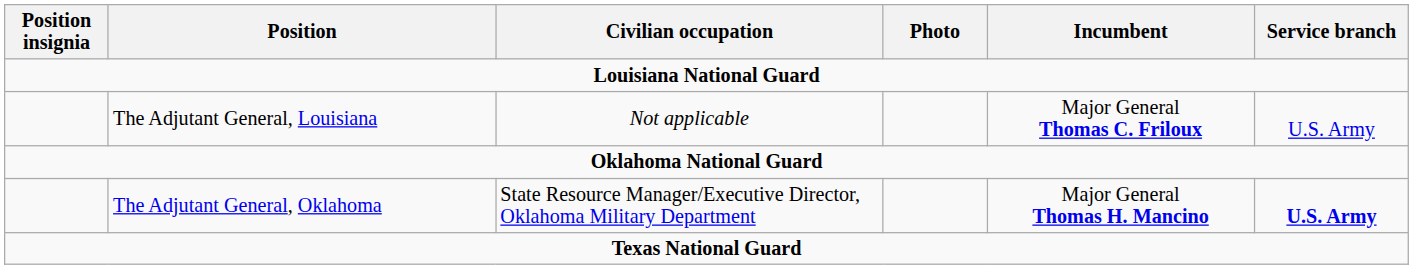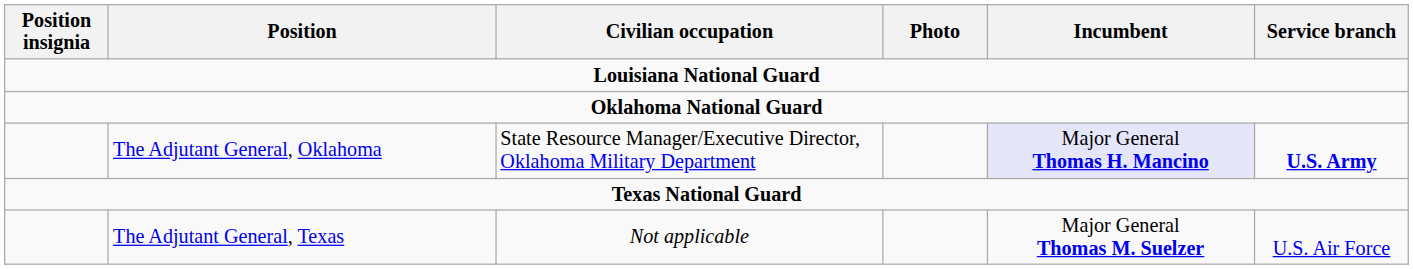- row: (245, 118)
(1121, 205) no background -> (1121, 150) lavender background
+ row: (229, 237)
